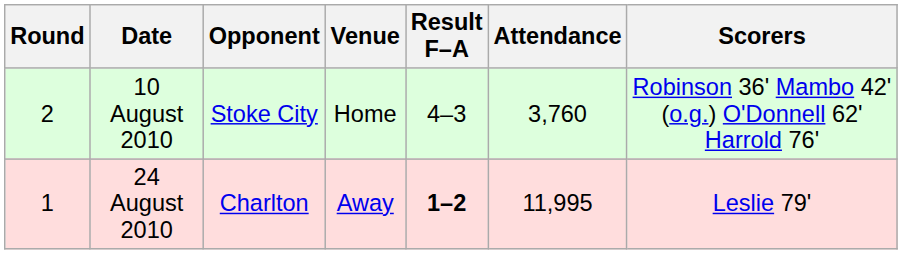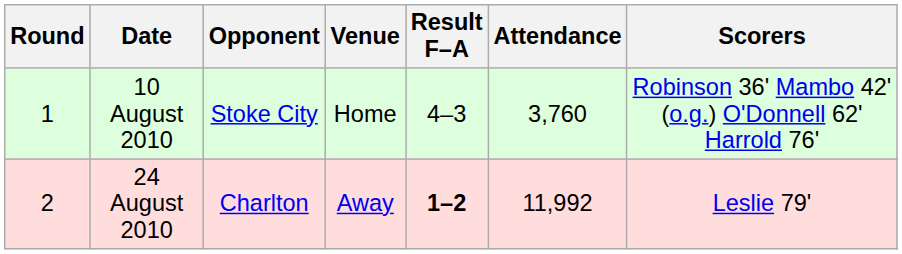(47, 113) 2 -> (47, 113) 1
(47, 203) 1 -> (47, 203) 2
(558, 203) 11,995 -> (558, 203) 11,992
